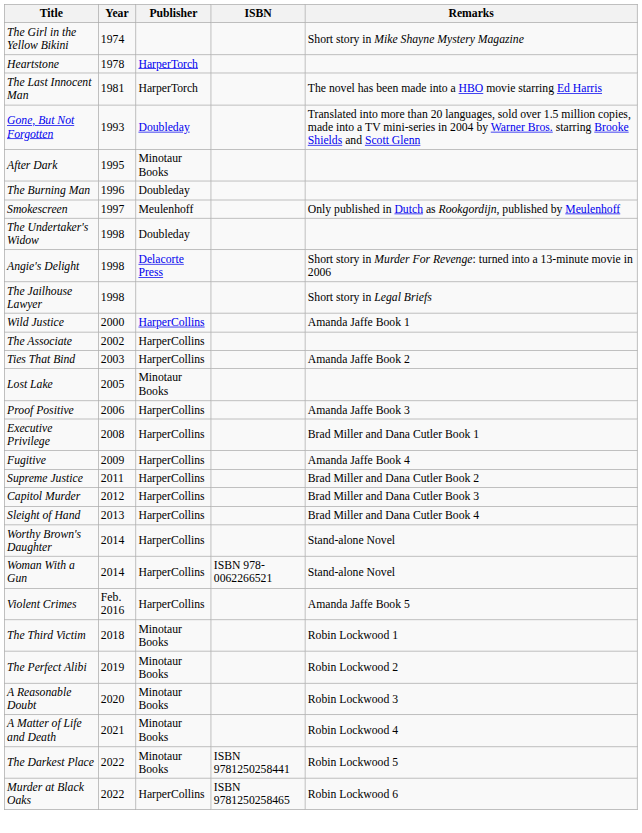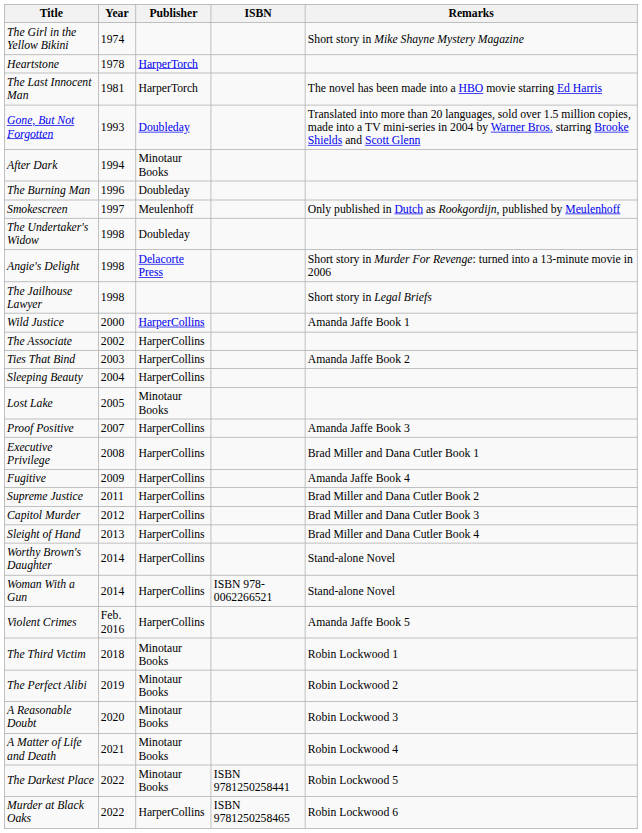(113, 165) 1995 -> (113, 165) 1994
+ row: (45, 378)
(113, 409) 2006 -> (113, 428) 2007
